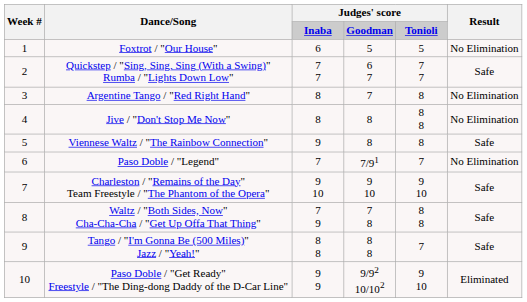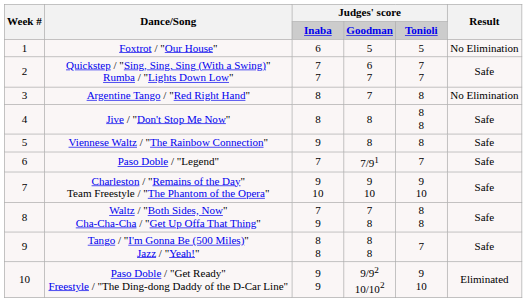(484, 119) No Elimination -> (484, 119) Safe
(484, 162) No Elimination -> (484, 162) Safe
